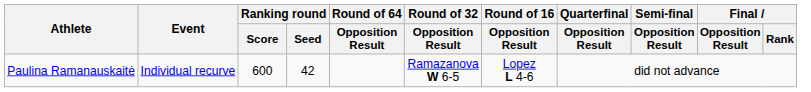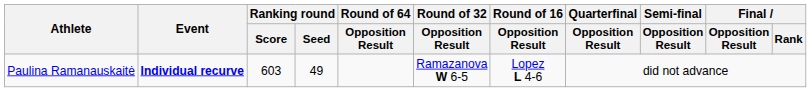(188, 71) normal -> (192, 71) bold
(262, 71) 600 -> (271, 71) 603
(308, 71) 42 -> (317, 71) 49
